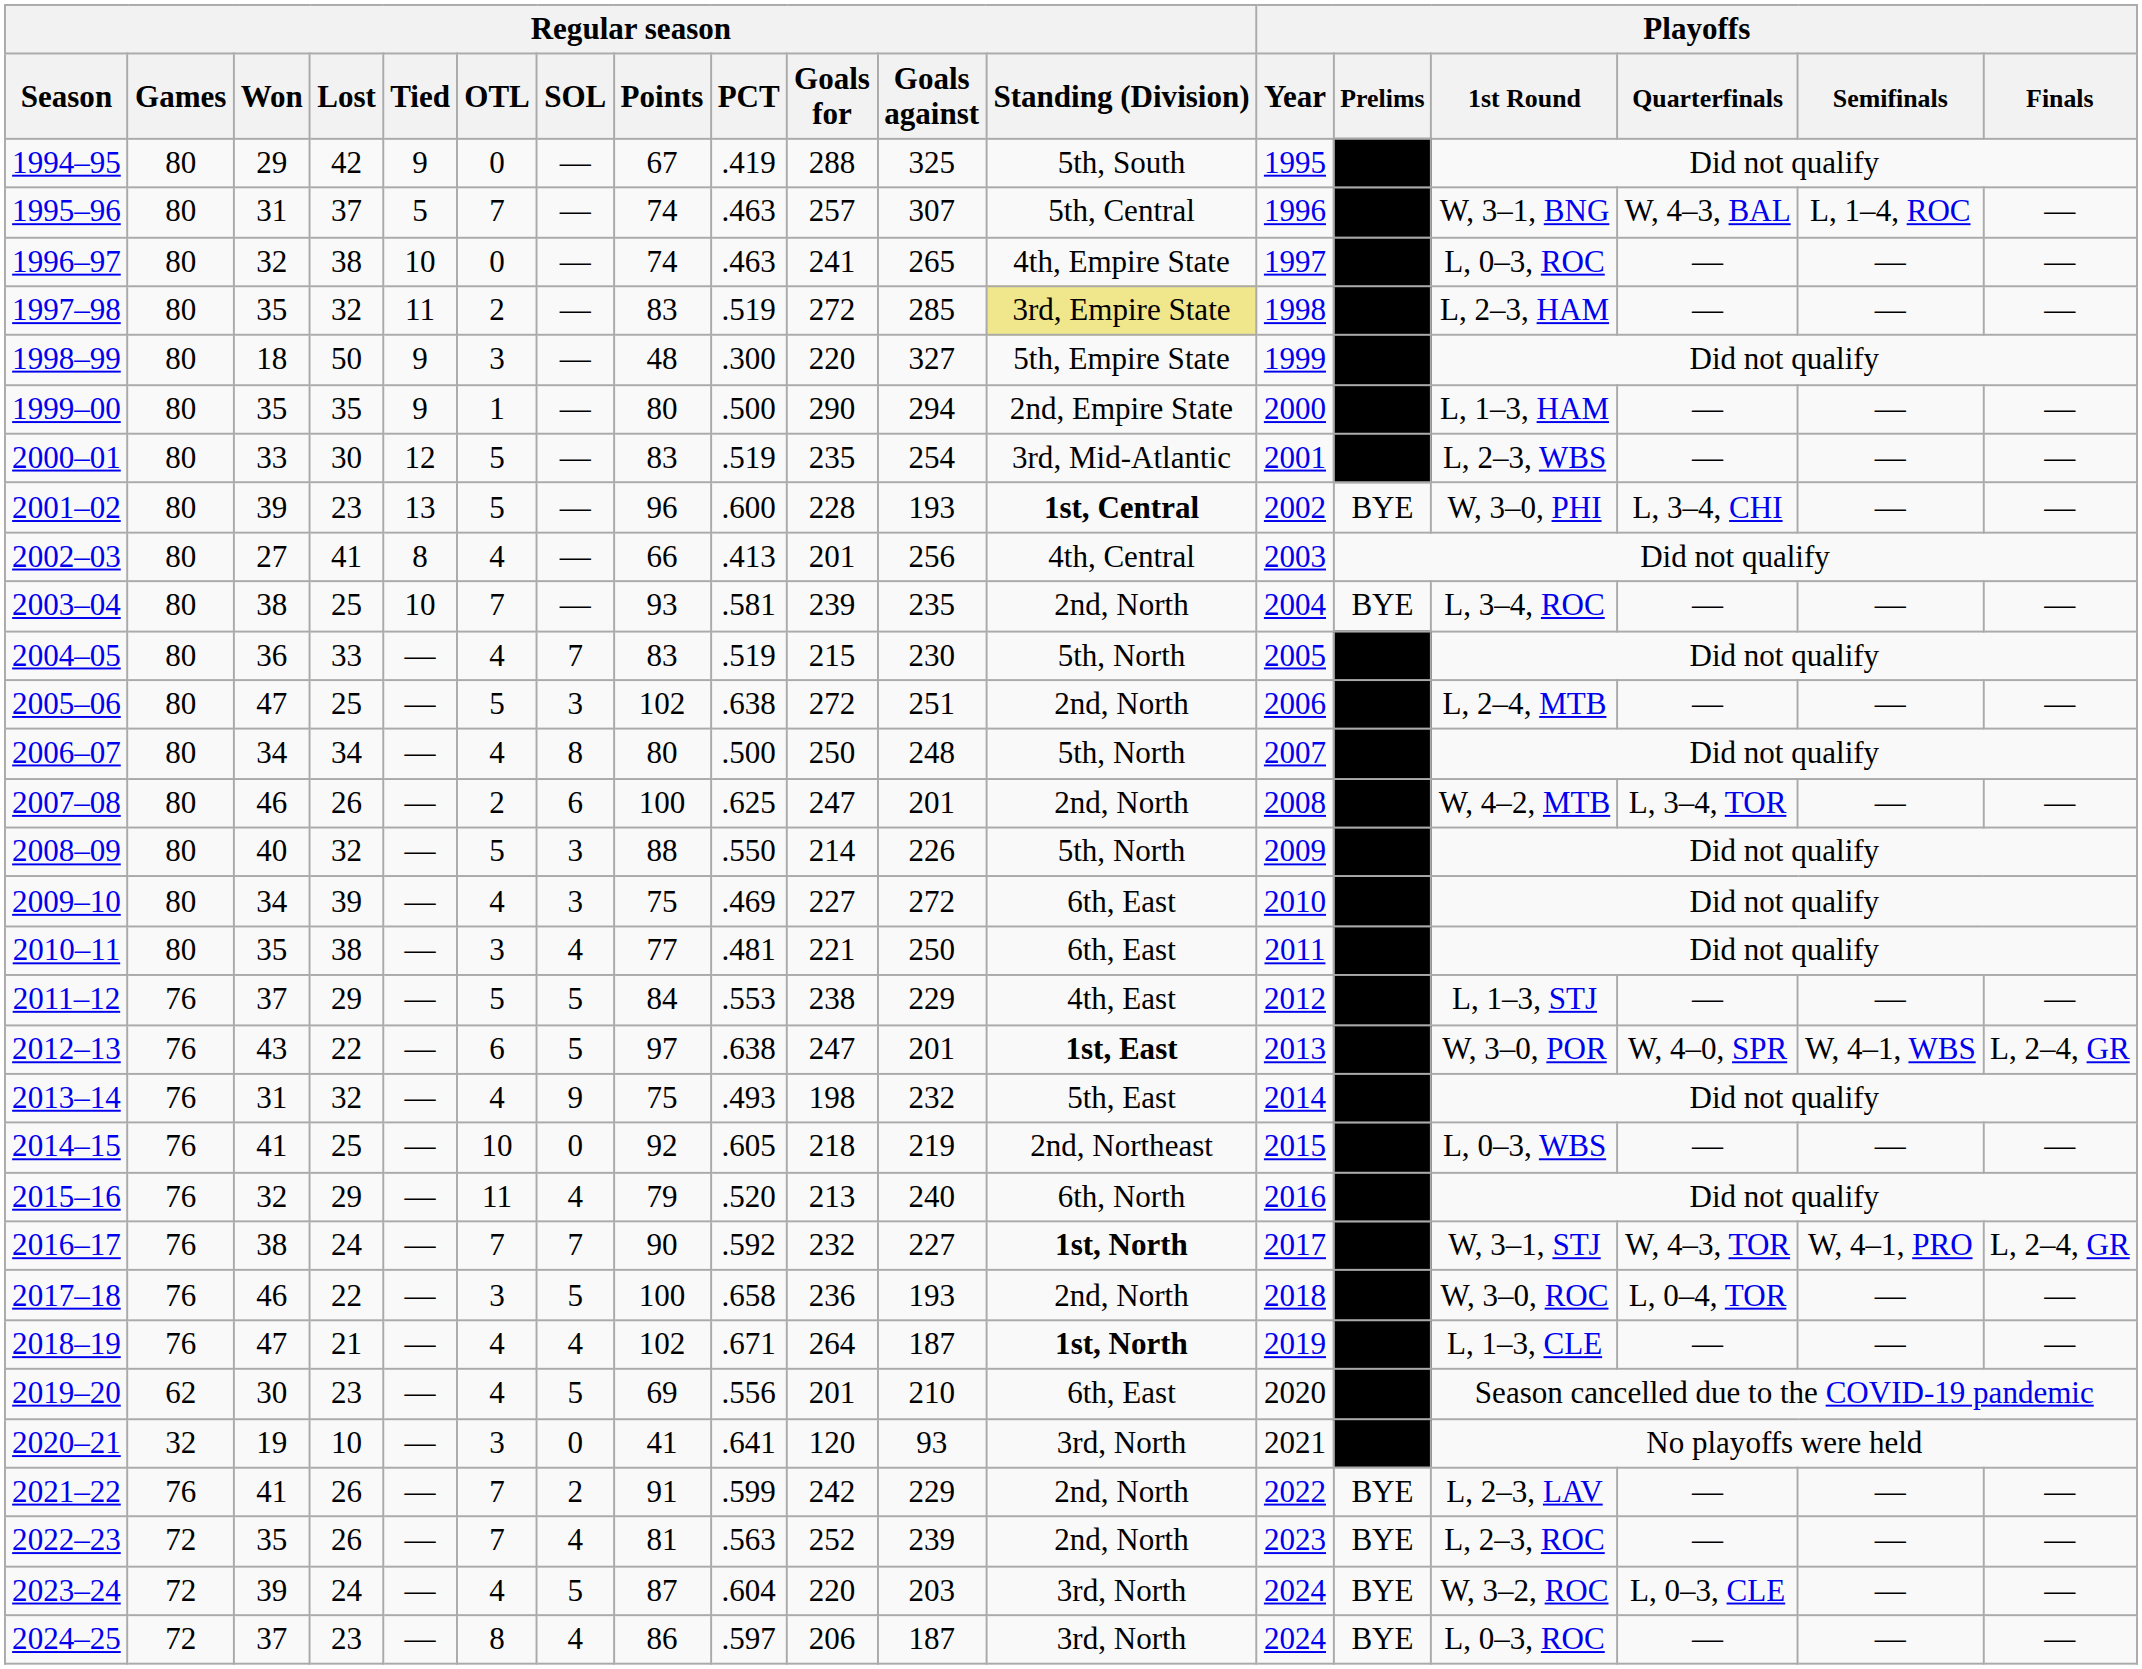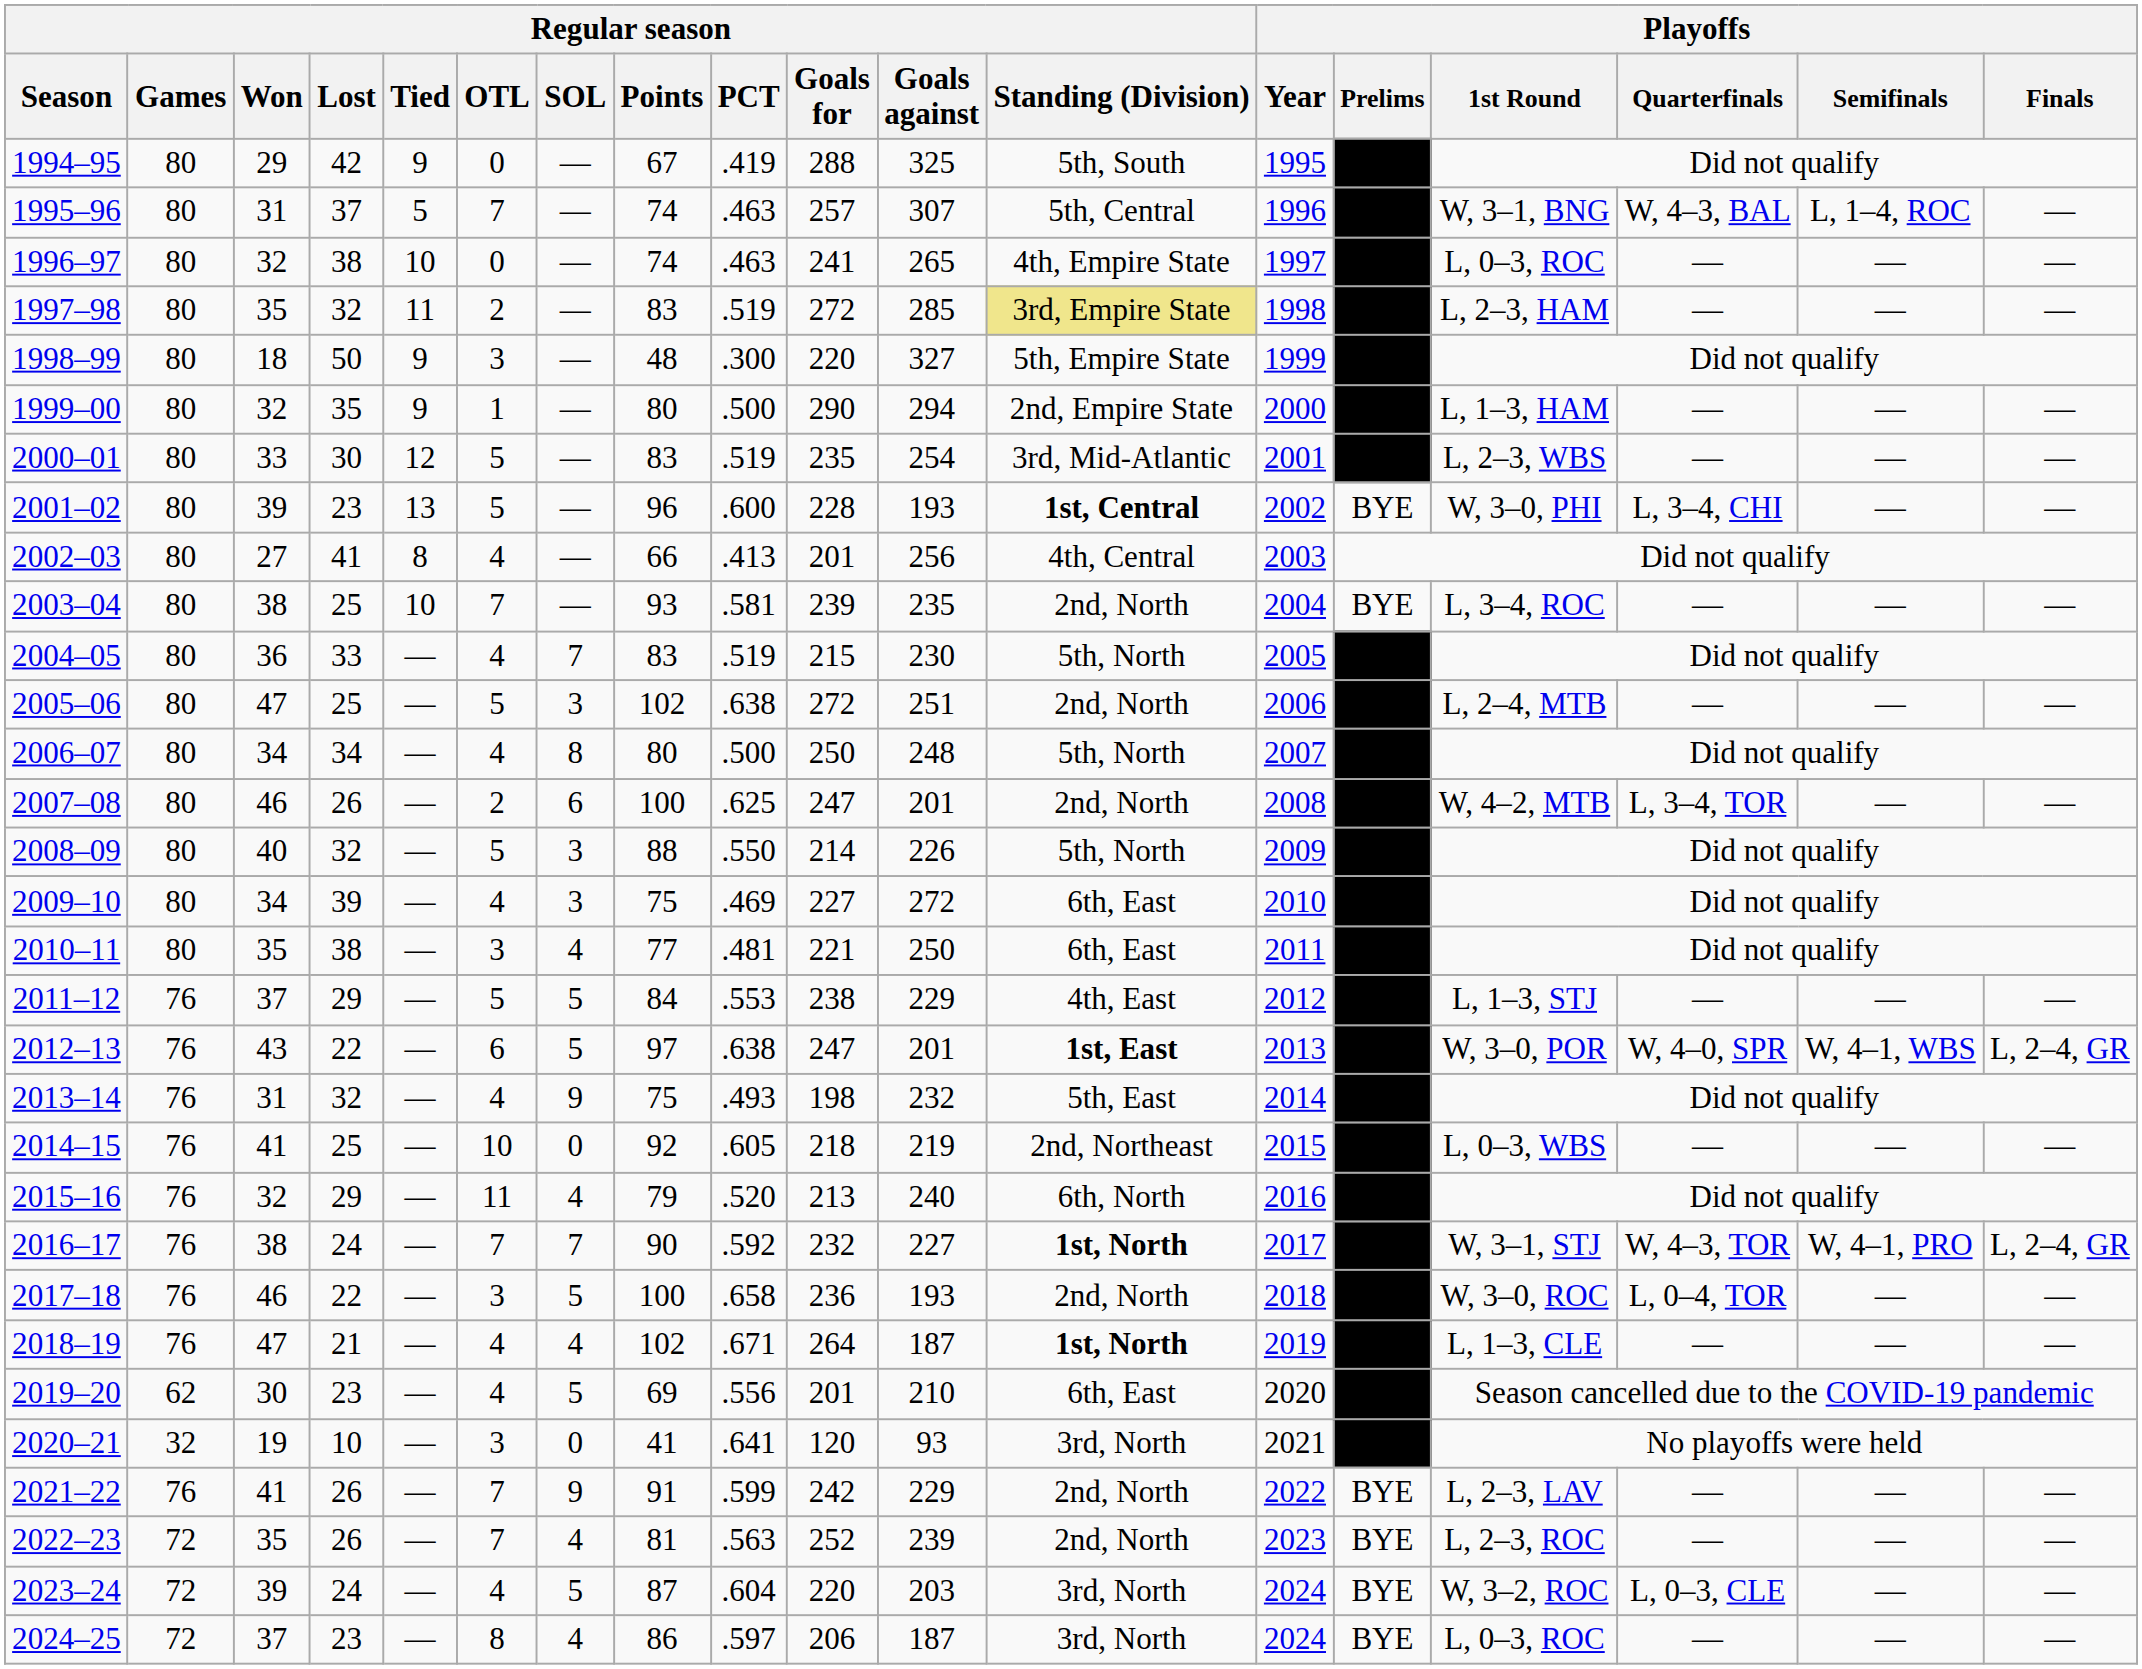(272, 408) 35 -> (272, 408) 32
(575, 1491) 2 -> (575, 1491) 9
